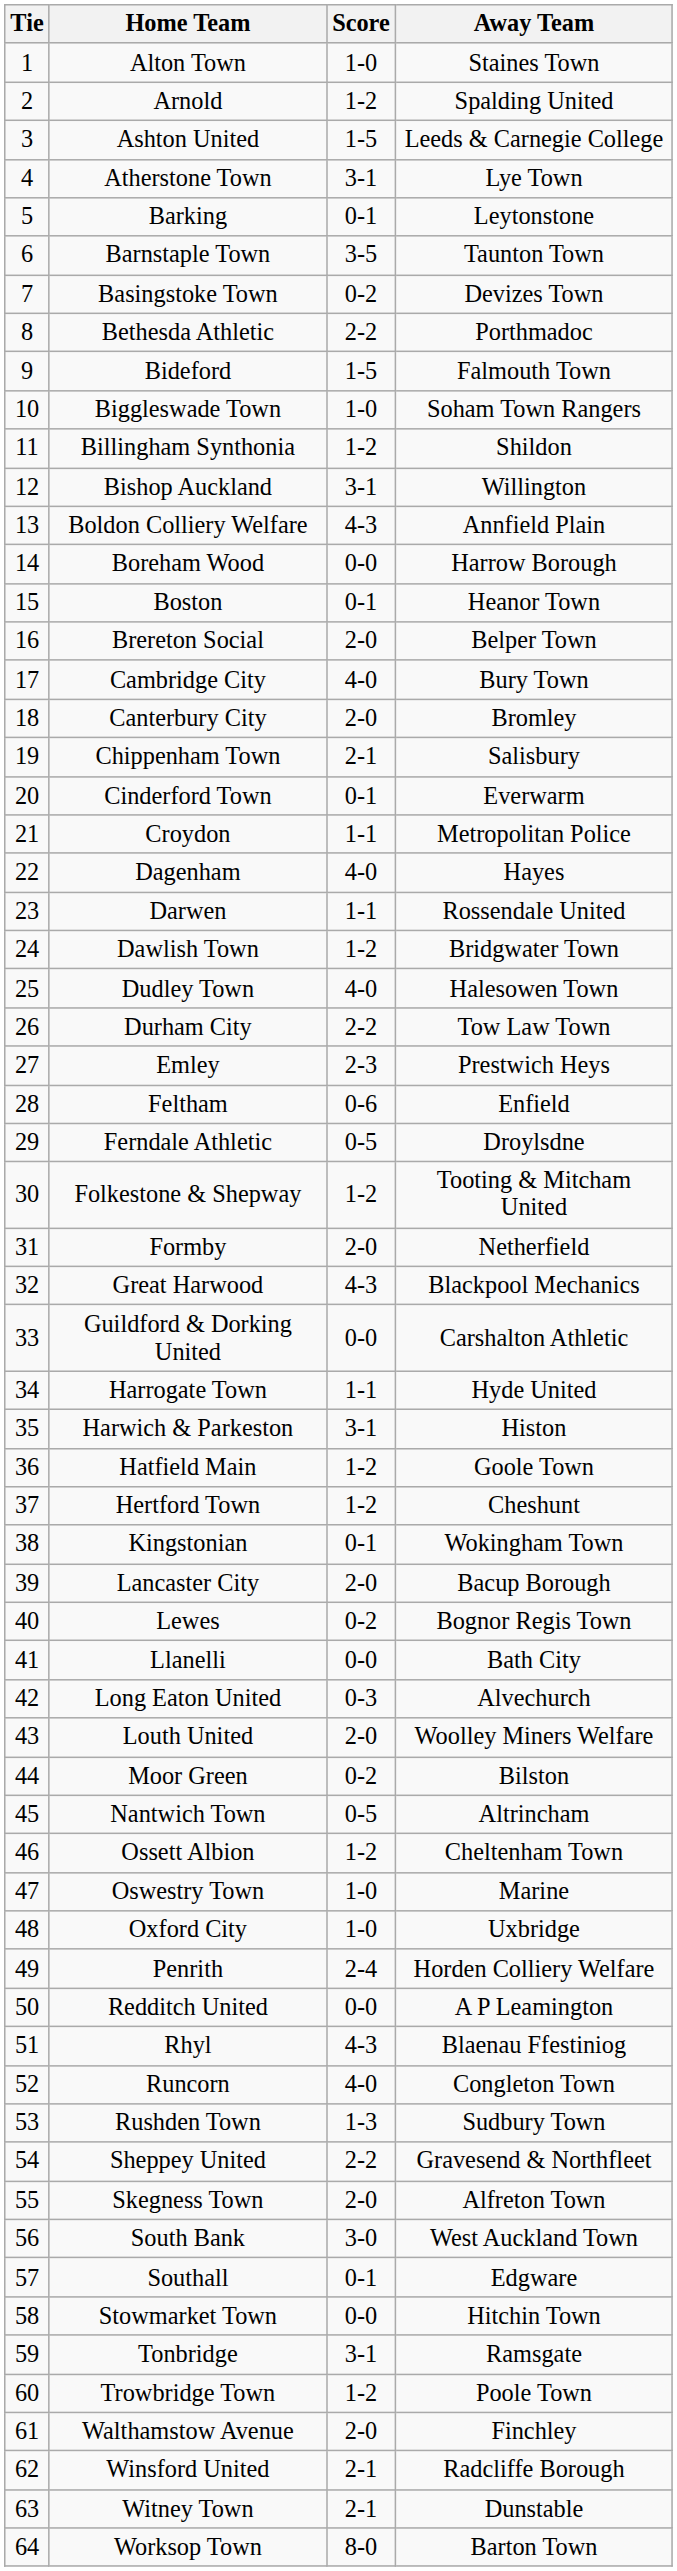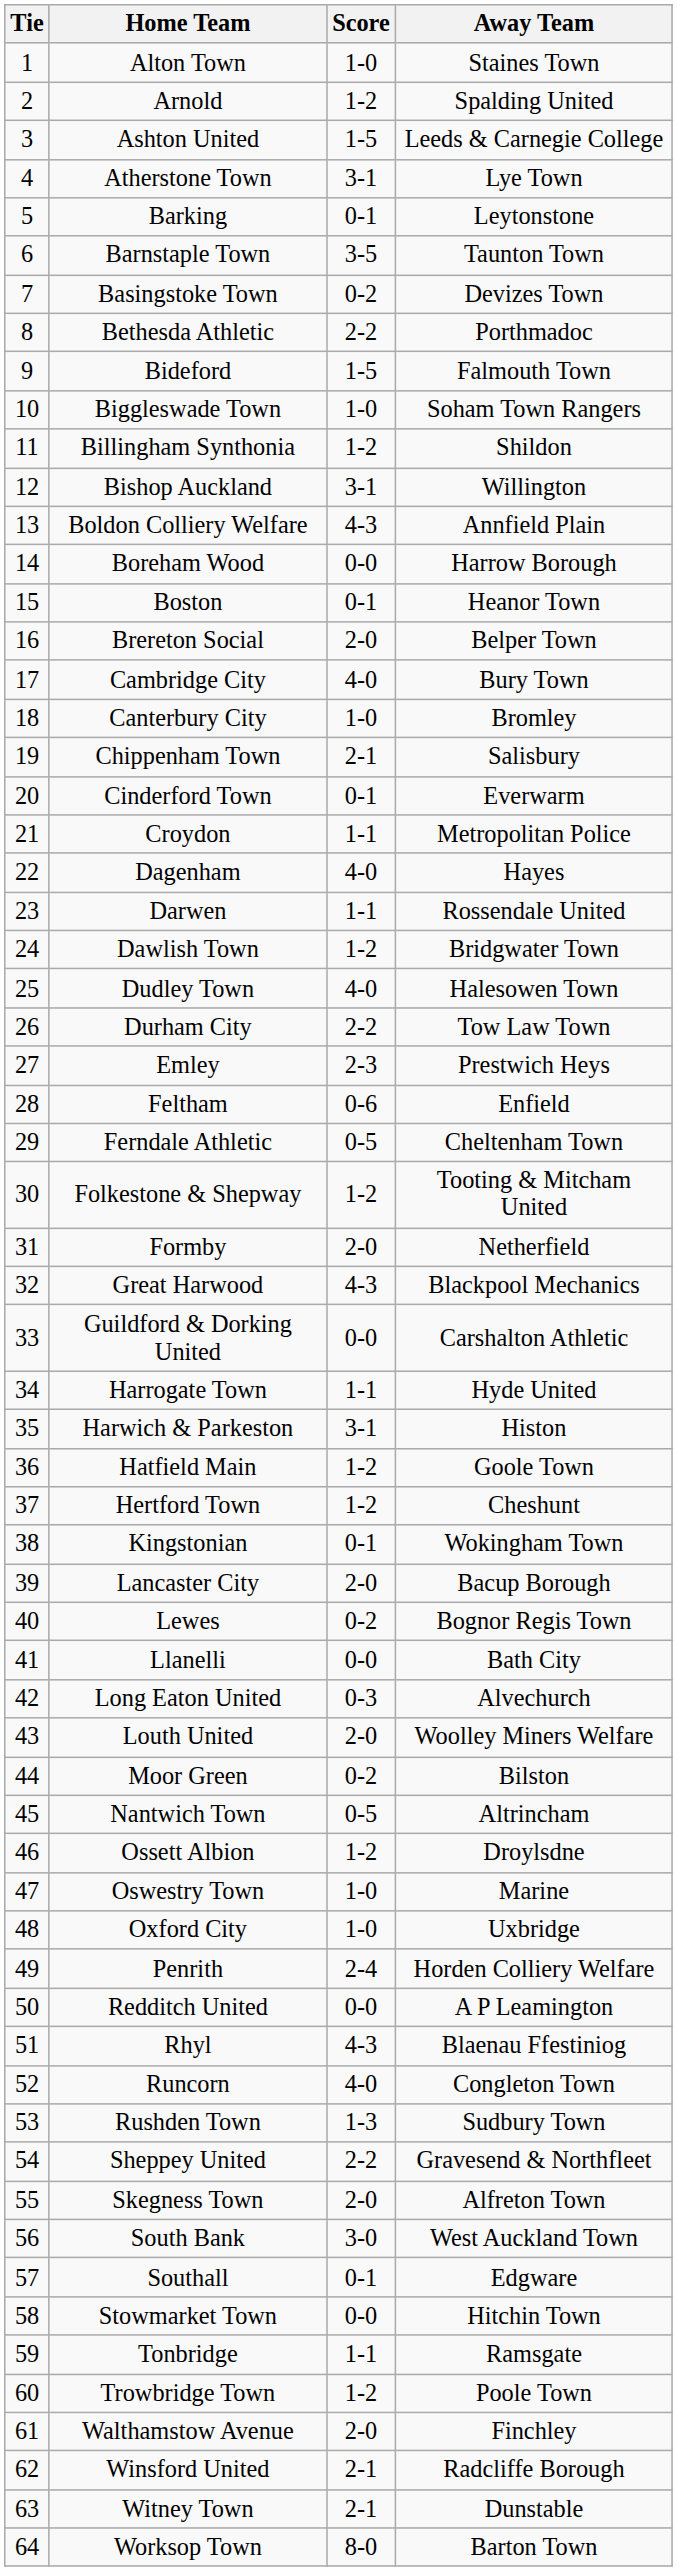(361, 718) 2-0 -> (361, 718) 1-0
(534, 1142) Droylsdne -> (534, 1142) Cheltenham Town
(534, 1852) Cheltenham Town -> (534, 1852) Droylsdne
(361, 2354) 3-1 -> (361, 2354) 1-1
